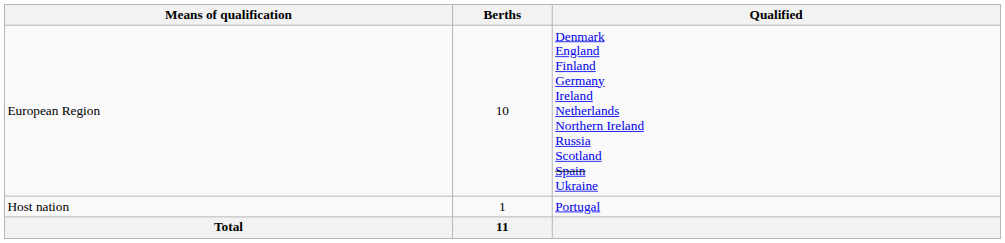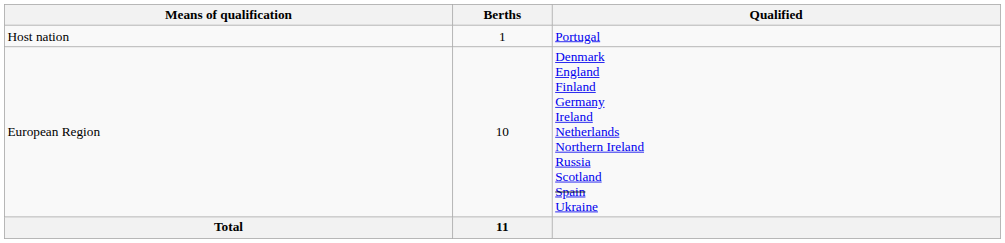rows swapped: (38, 206) <-> (54, 110)
